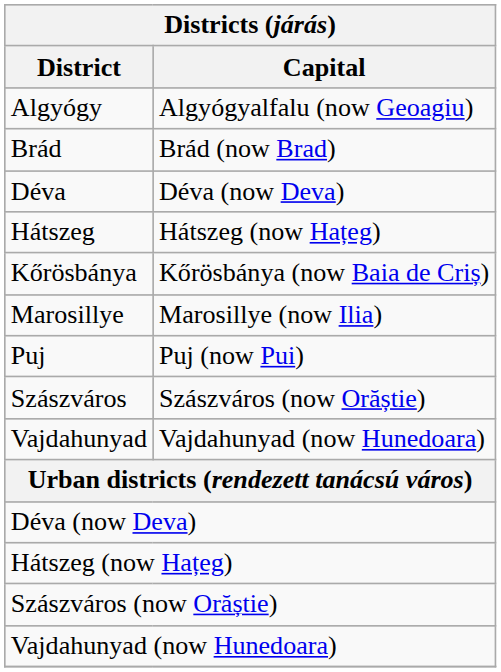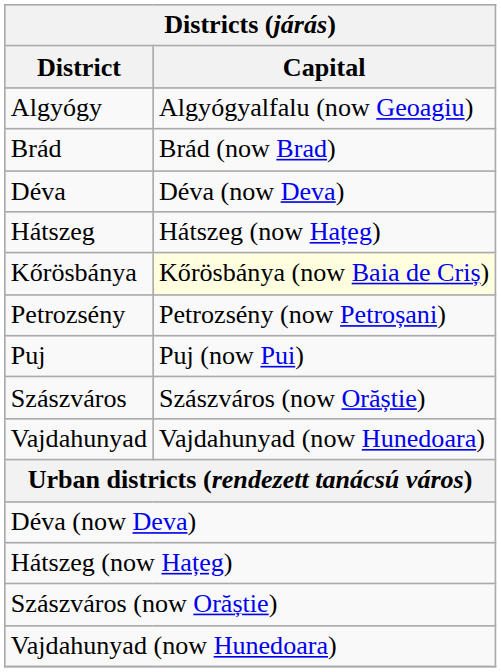(324, 273) no background -> (324, 273) lightyellow background
- row: (67, 314)
+ row: (68, 314)
